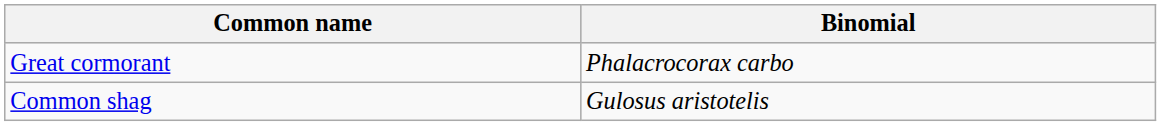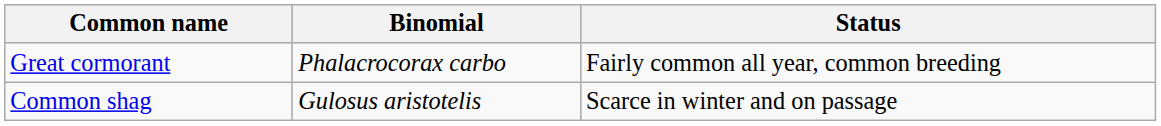+ column: (868, 23)
